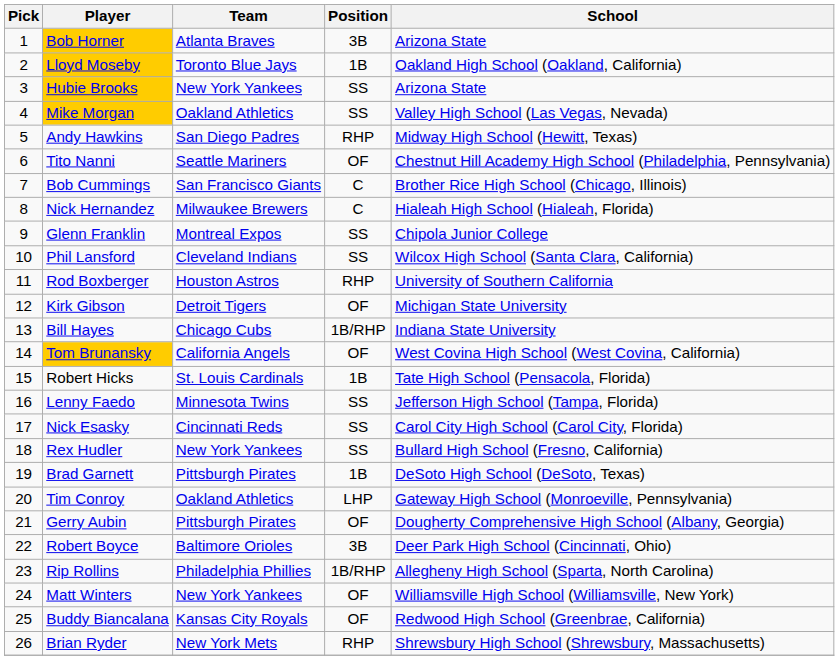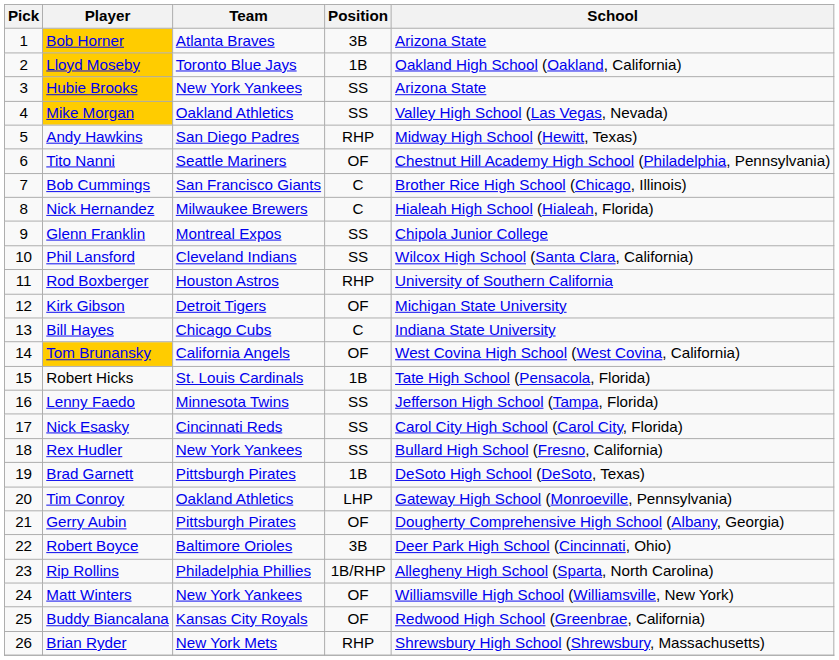(358, 329) 1B/RHP -> (358, 329) C
